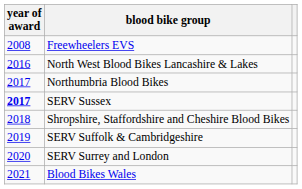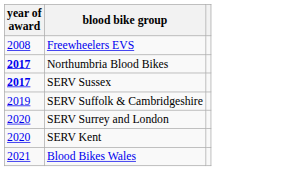- row: (152, 63)
(19, 82) normal -> (19, 63) bold
- row: (168, 119)
+ row: (74, 138)
